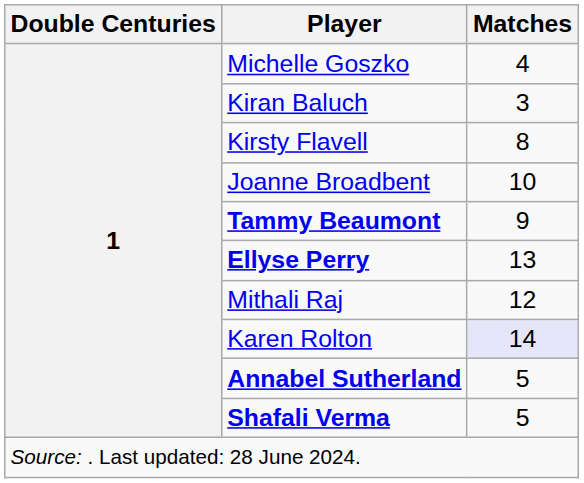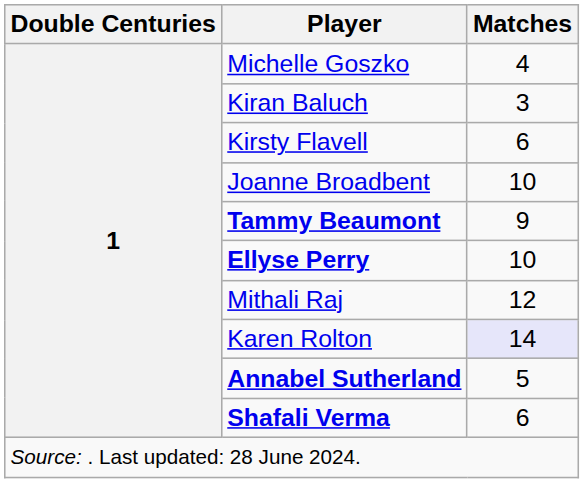(523, 142) 8 -> (523, 142) 6
(523, 260) 13 -> (523, 260) 10
(523, 417) 5 -> (523, 417) 6
